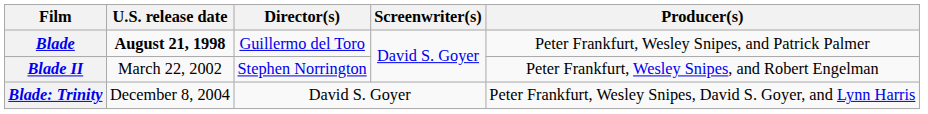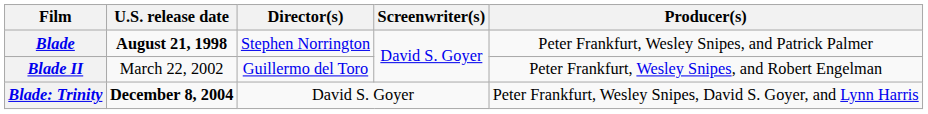(302, 43) Guillermo del Toro -> (305, 43) Stephen Norrington
(302, 69) Stephen Norrington -> (305, 69) Guillermo del Toro
(170, 95) normal -> (172, 95) bold
